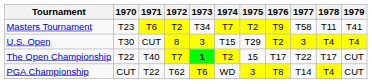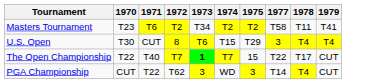- column: (278, 12)
(227, 27) T7 -> (227, 27) T2
(202, 42) 3 -> (202, 42) T6
(227, 57) T2 -> (227, 57) T7
(202, 72) T6 -> (202, 72) 3
